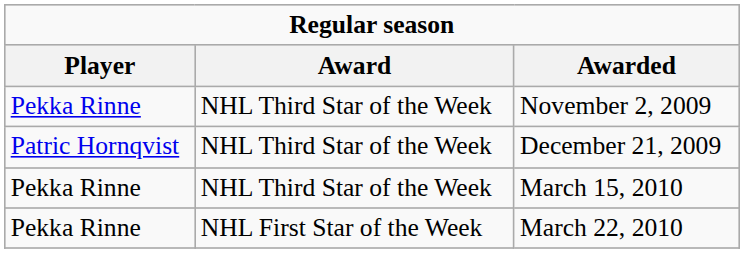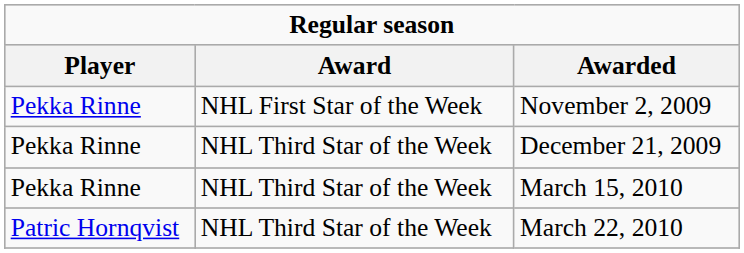(346, 106) NHL Third Star of the Week -> (342, 106) NHL First Star of the Week
(95, 146) Patric Hornqvist -> (76, 146) Pekka Rinne
(76, 227) Pekka Rinne -> (95, 227) Patric Hornqvist
(342, 227) NHL First Star of the Week -> (346, 227) NHL Third Star of the Week
